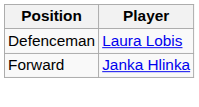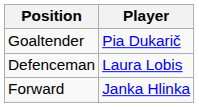+ row: (46, 41)
